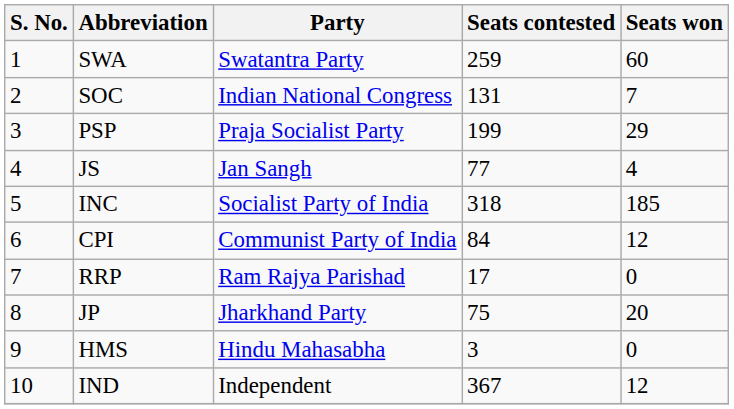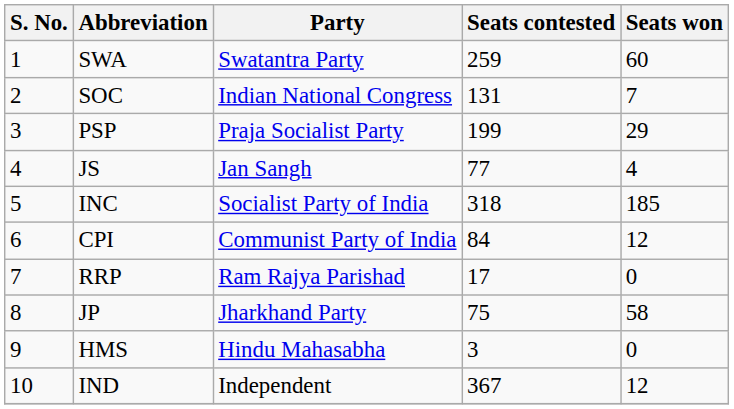(637, 312) 20 -> (637, 312) 58
